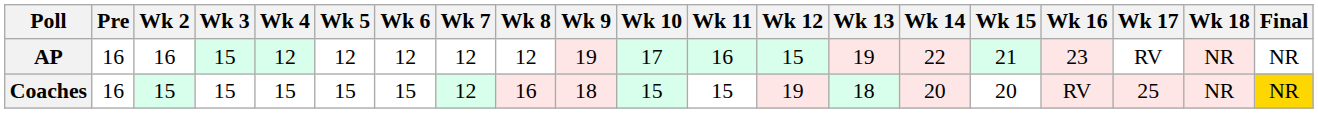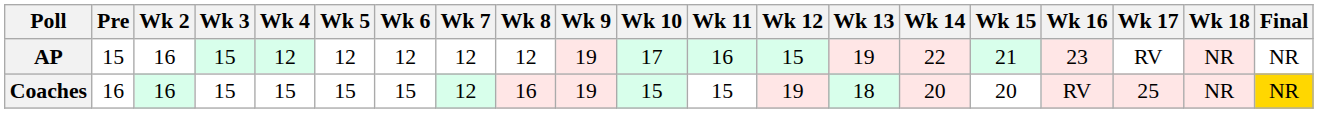(113, 56) 16 -> (113, 56) 15
(164, 90) 15 -> (164, 90) 16
(586, 90) 18 -> (586, 90) 19
